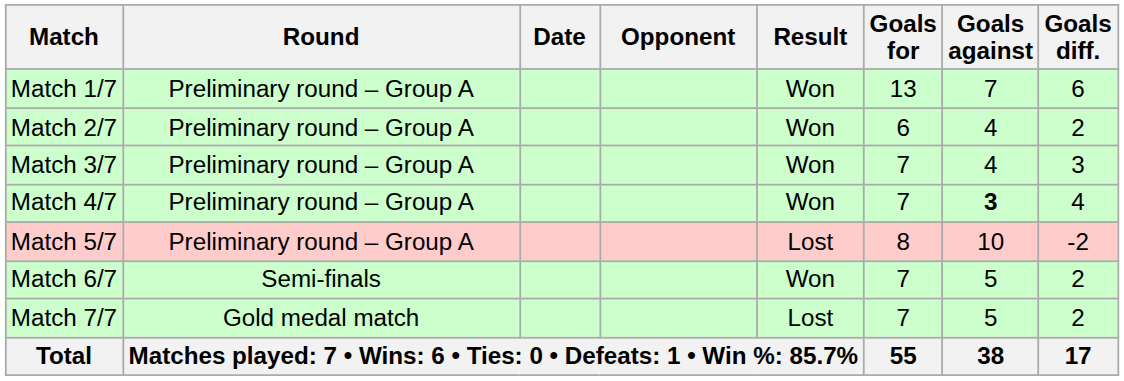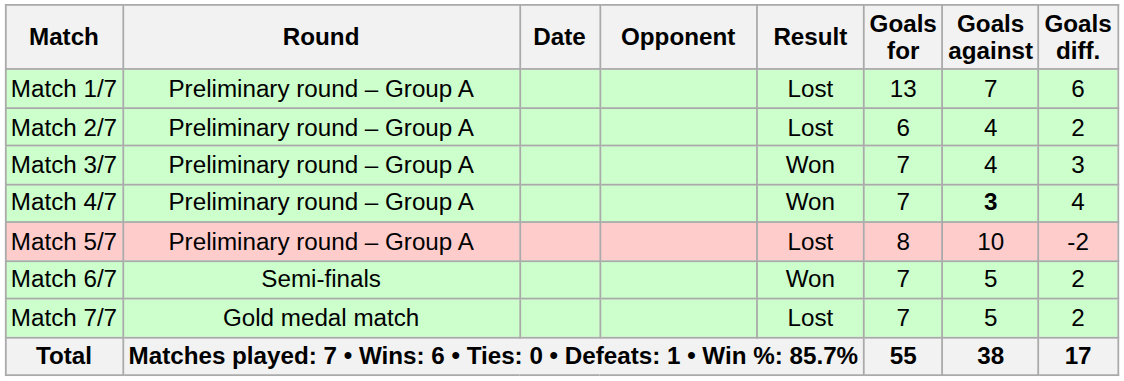(810, 88) Won -> (810, 88) Lost
(810, 127) Won -> (810, 127) Lost
